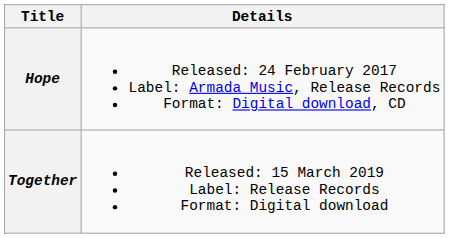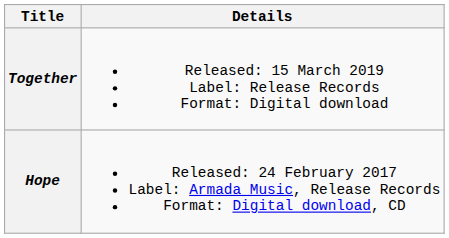rows swapped: (43, 79) <-> (43, 182)
